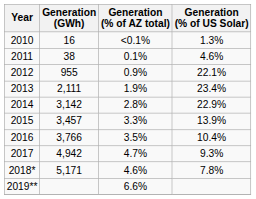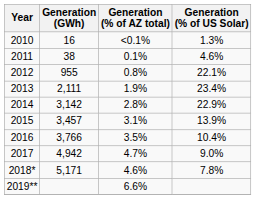(135, 72) 0.9% -> (135, 72) 0.8%
(135, 121) 3.3% -> (135, 121) 3.1%
(212, 154) 9.3% -> (212, 154) 9.0%
